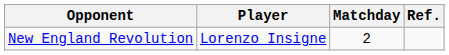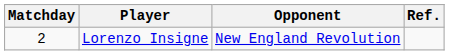columns swapped: (367, 16) <-> (101, 16)
